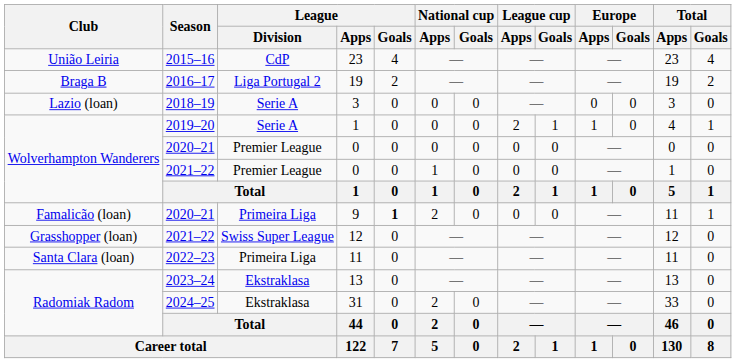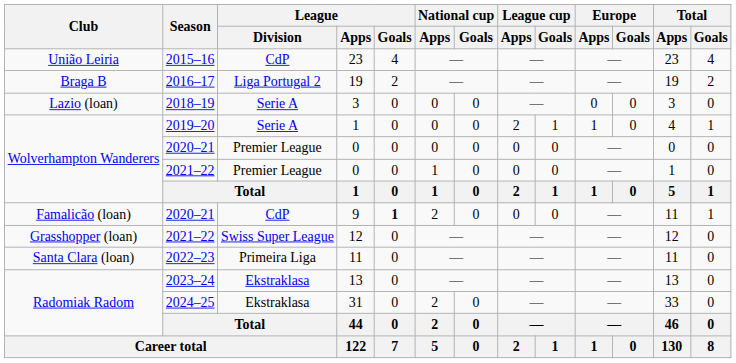(277, 214) Primeira Liga -> (277, 214) CdP
